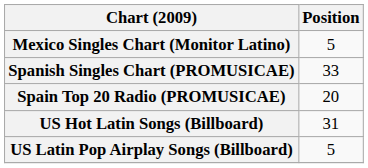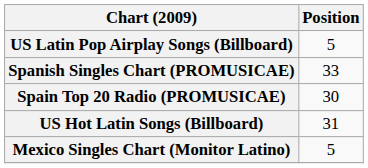rows swapped: (151, 44) <-> (151, 149)
(331, 96) 20 -> (331, 96) 30
